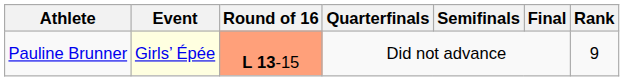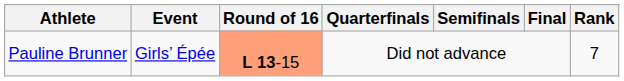(175, 53) lightyellow background -> (175, 53) no background
(594, 53) 9 -> (594, 53) 7
